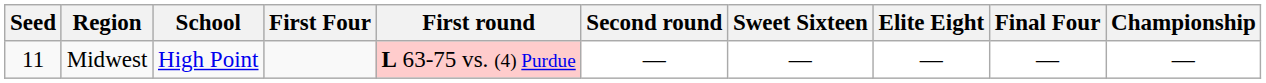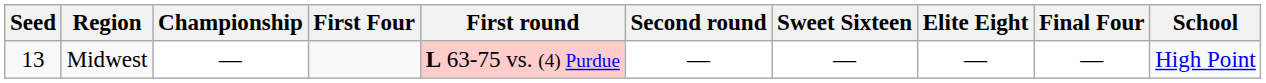columns swapped: (208, 22) <-> (1183, 22)
(33, 59) 11 -> (33, 59) 13
